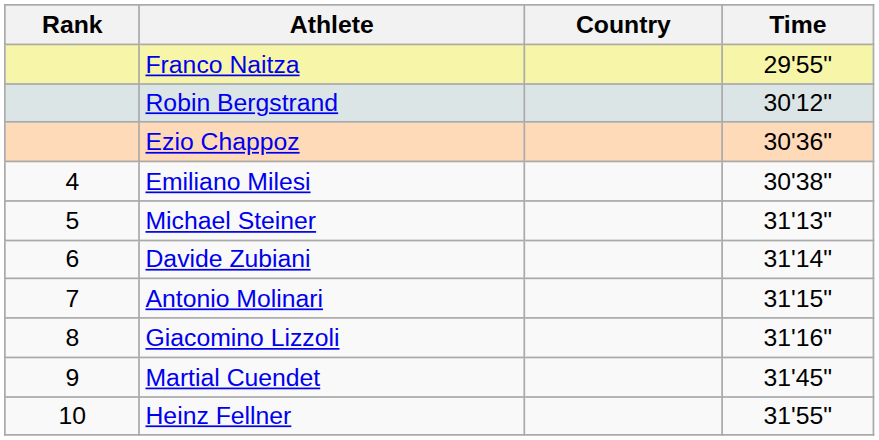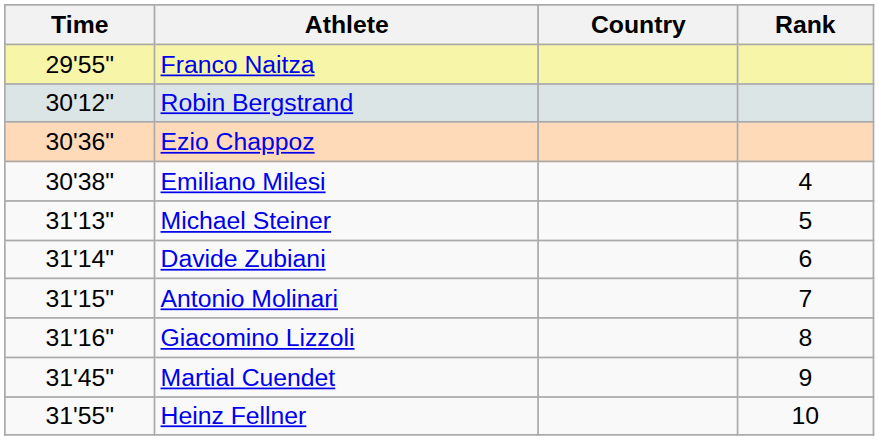columns swapped: (72, 25) <-> (798, 25)
